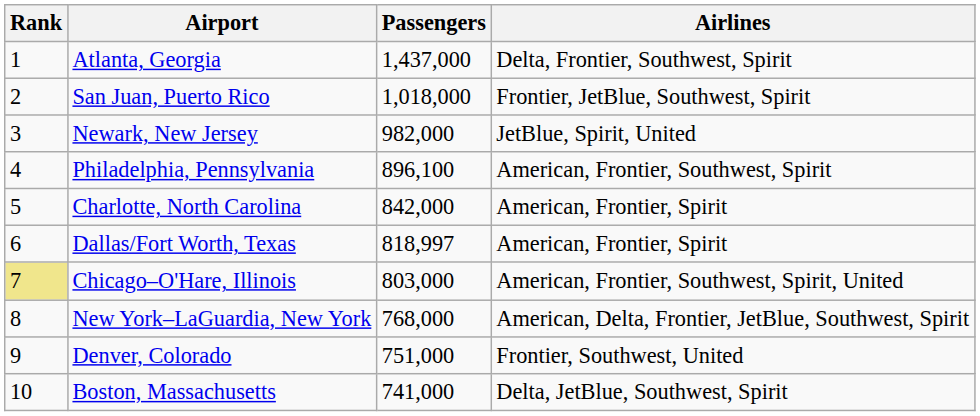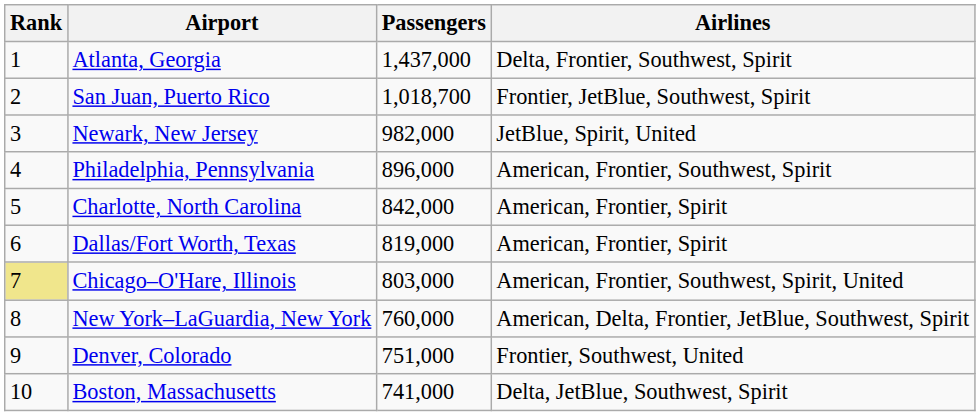(426, 96) 1,018,000 -> (426, 96) 1,018,700
(418, 170) 896,100 -> (418, 170) 896,000
(418, 244) 818,997 -> (418, 244) 819,000
(418, 317) 768,000 -> (418, 317) 760,000
